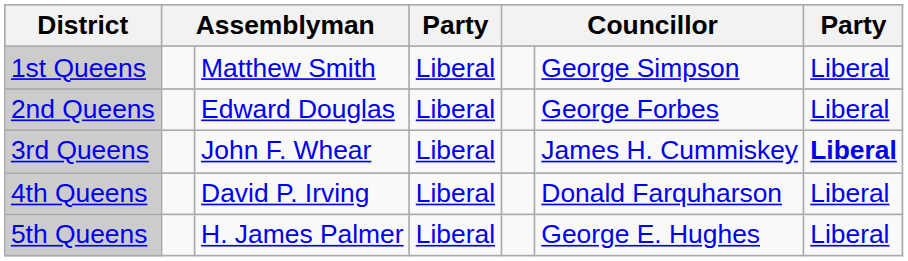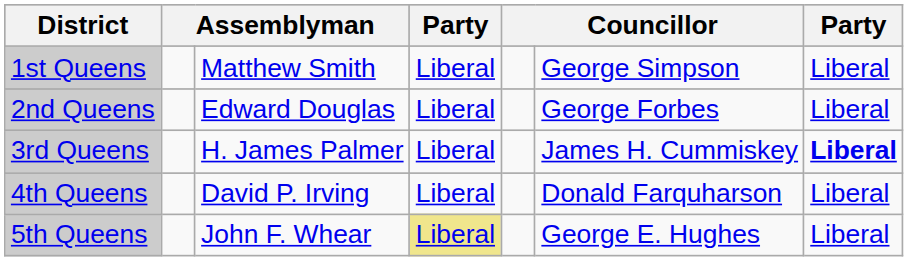(286, 151) John F. Whear -> (302, 151) H. James Palmer
(302, 234) H. James Palmer -> (286, 234) John F. Whear
(455, 234) no background -> (455, 234) khaki background
